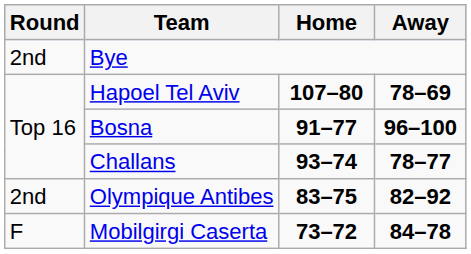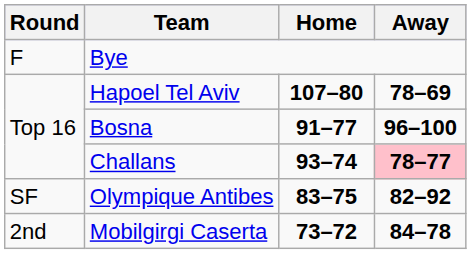(28, 57) 2nd -> (17, 57) F
(420, 162) no background -> (420, 162) pink background
(28, 197) 2nd -> (24, 197) SF
(17, 232) F -> (28, 232) 2nd
